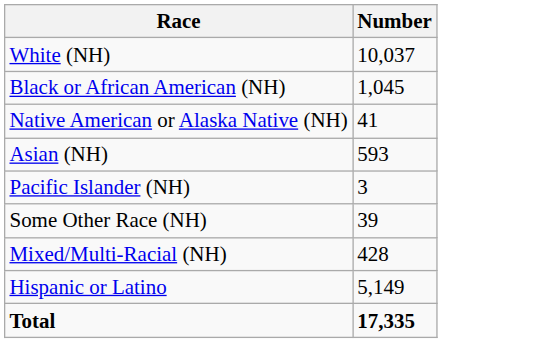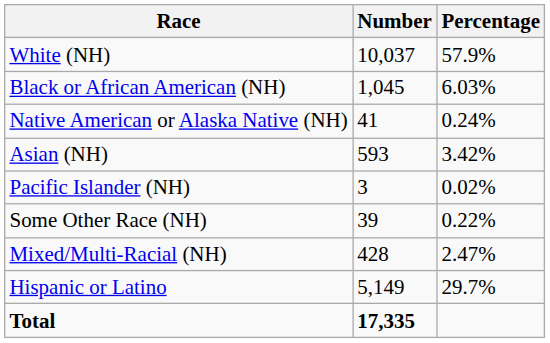+ column: (491, 21)
